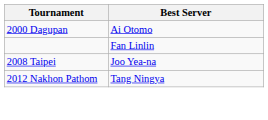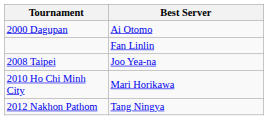+ row: (46, 84)
